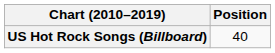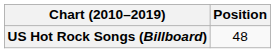(240, 36) 40 -> (240, 36) 48
